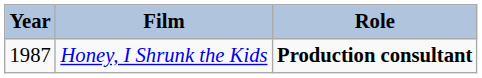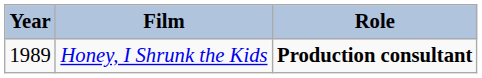(30, 55) 1987 -> (30, 55) 1989
